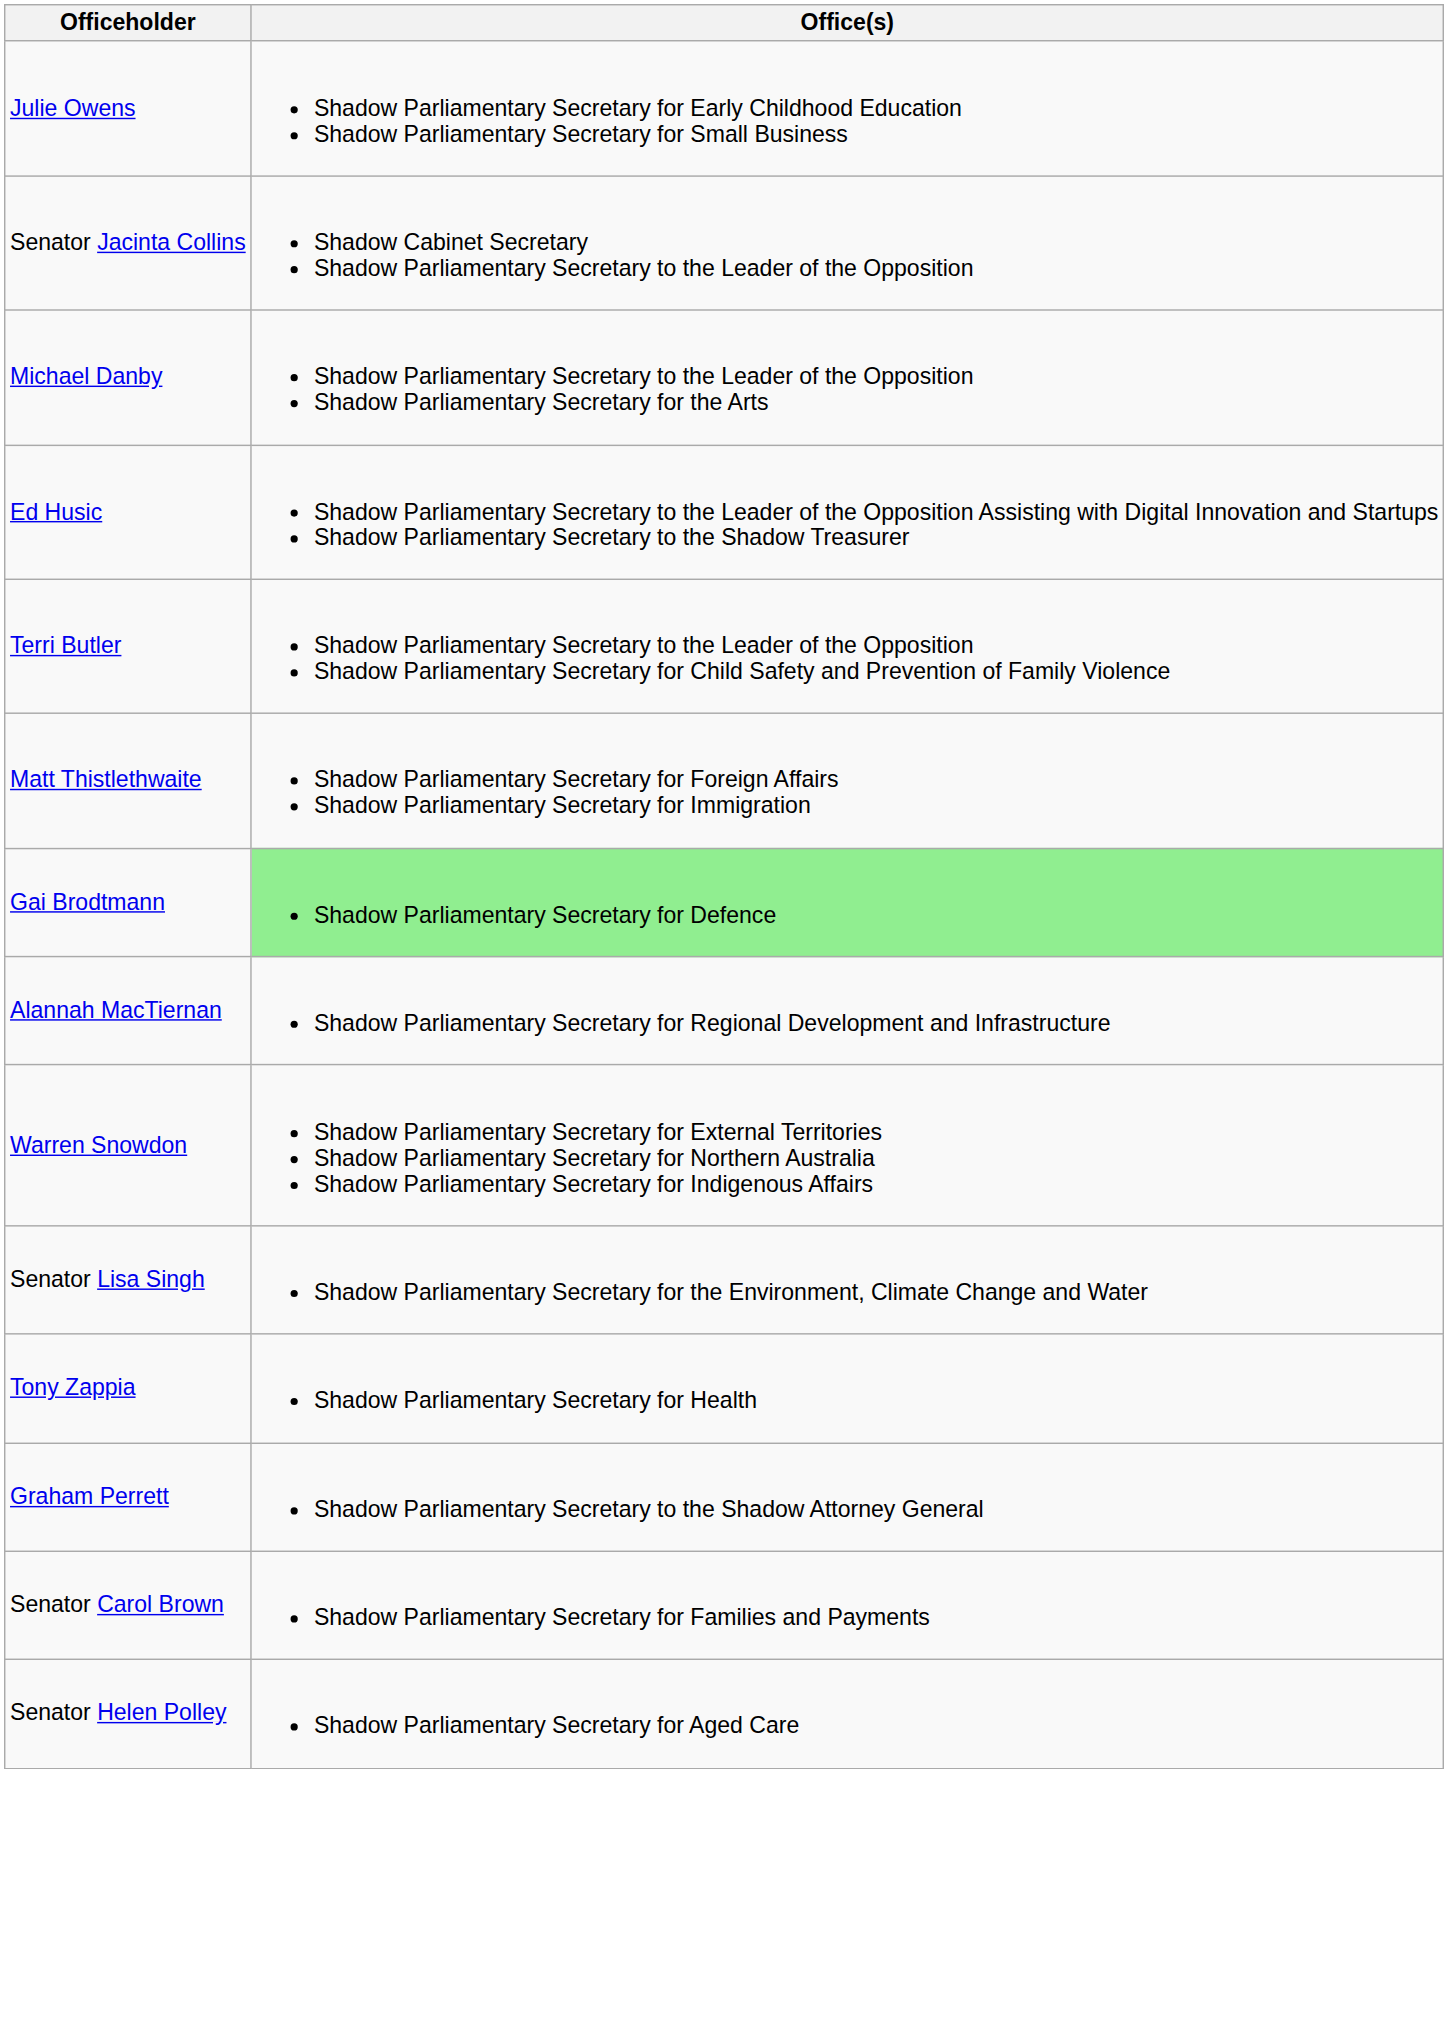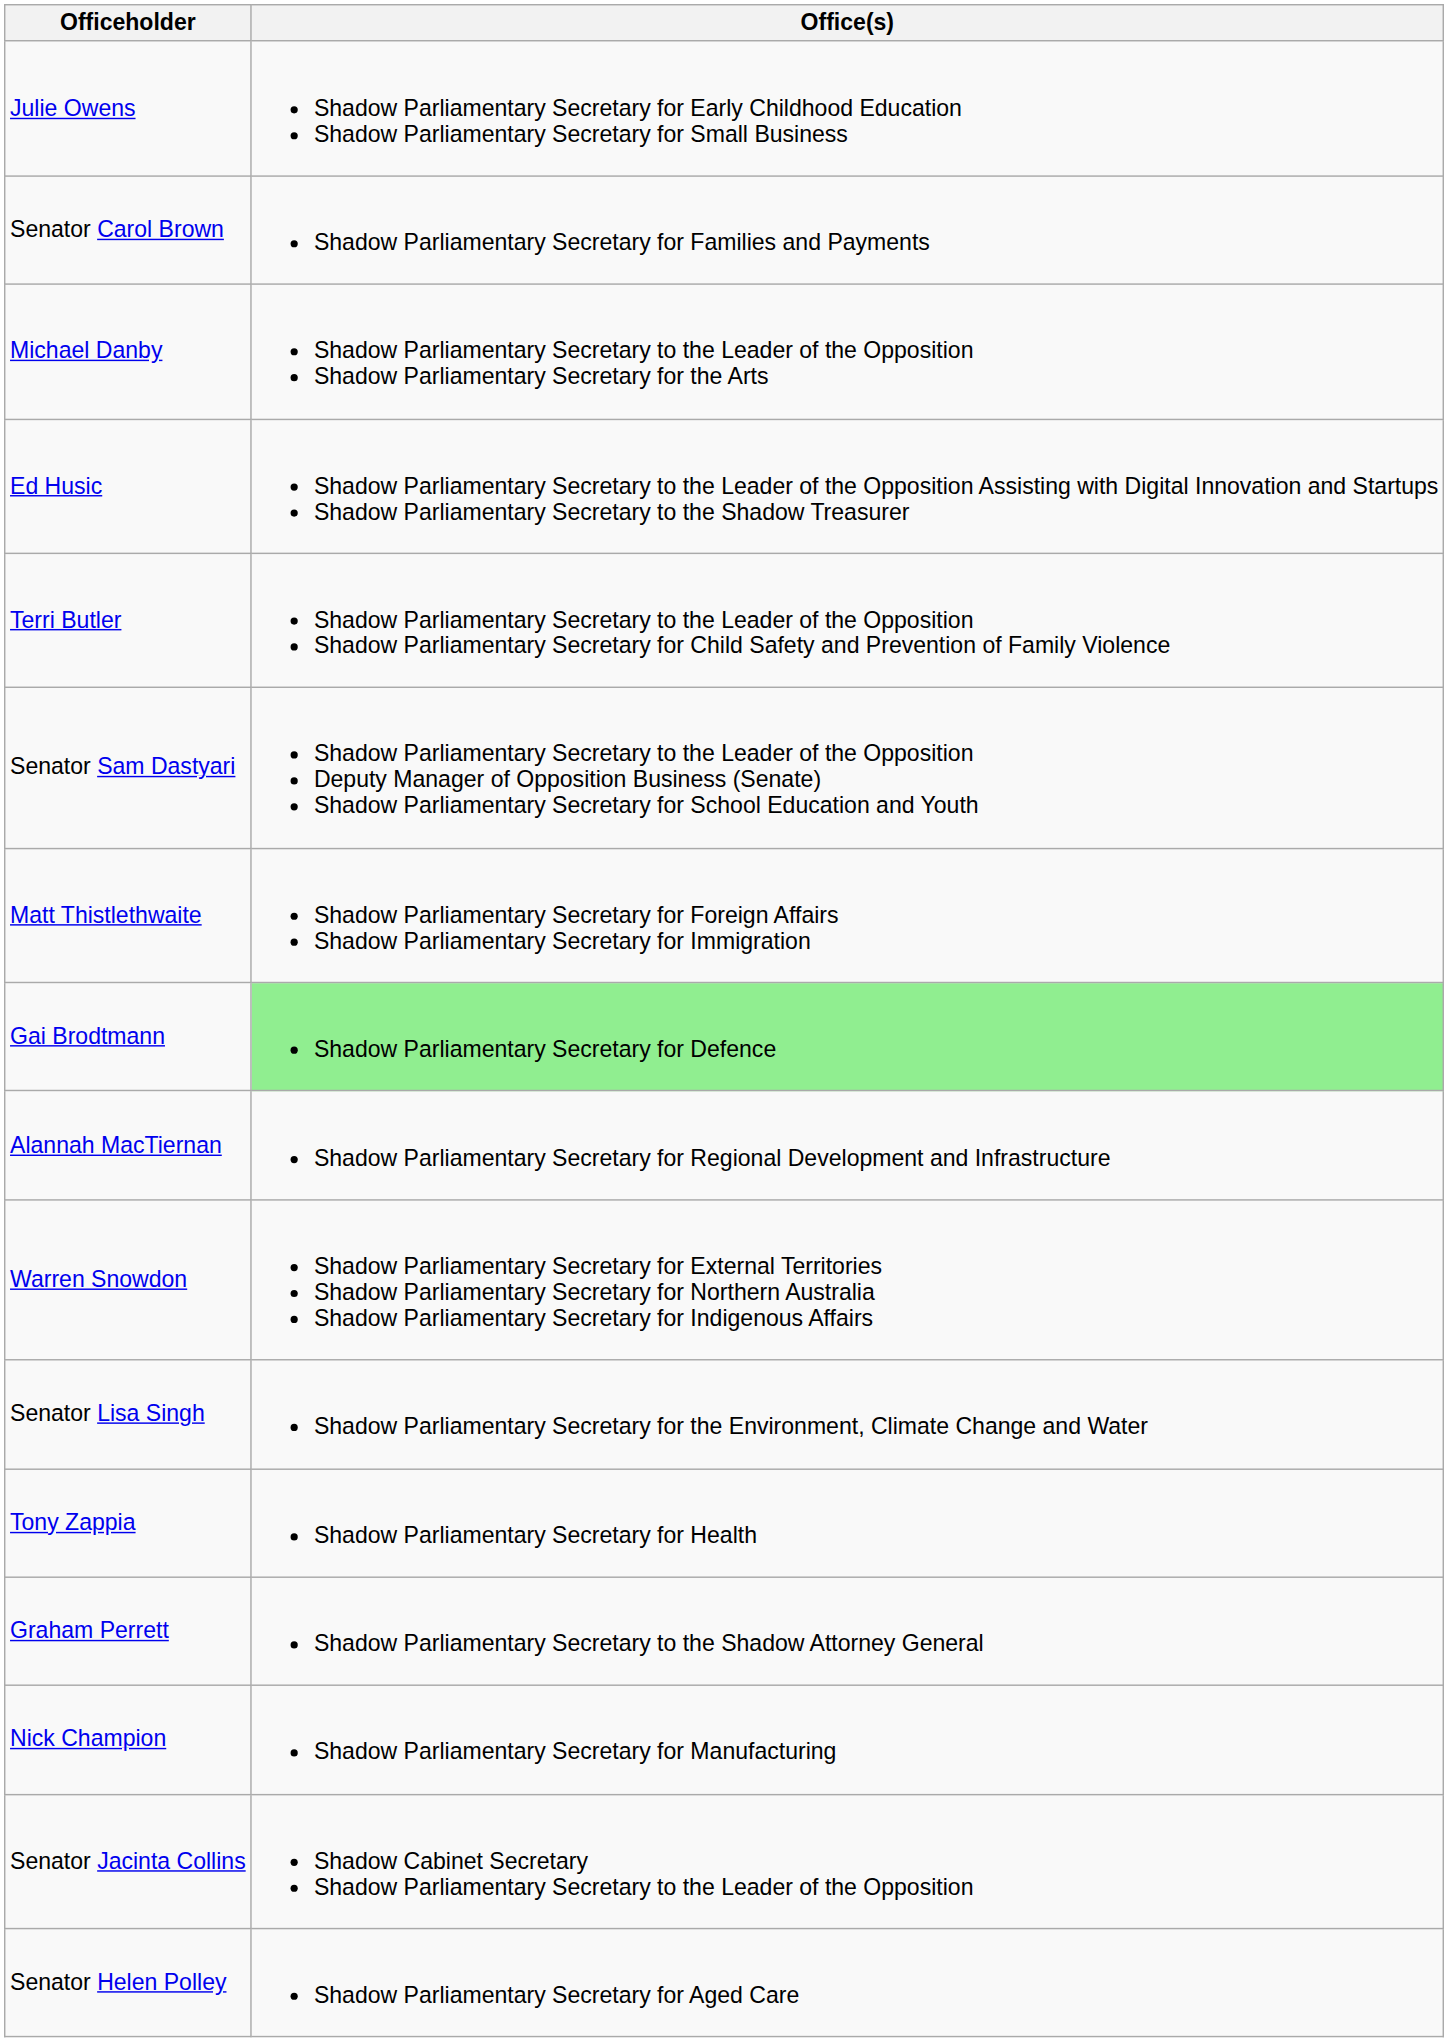rows swapped: (128, 242) <-> (117, 1605)
+ row: (123, 767)
+ row: (88, 1739)
